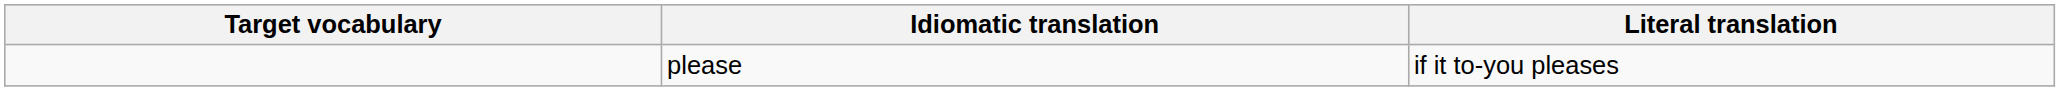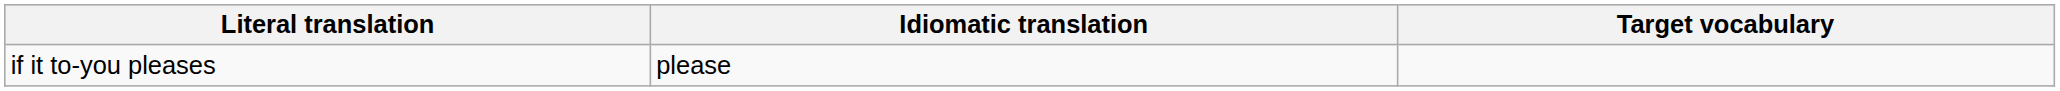columns swapped: (333, 24) <-> (1731, 24)
